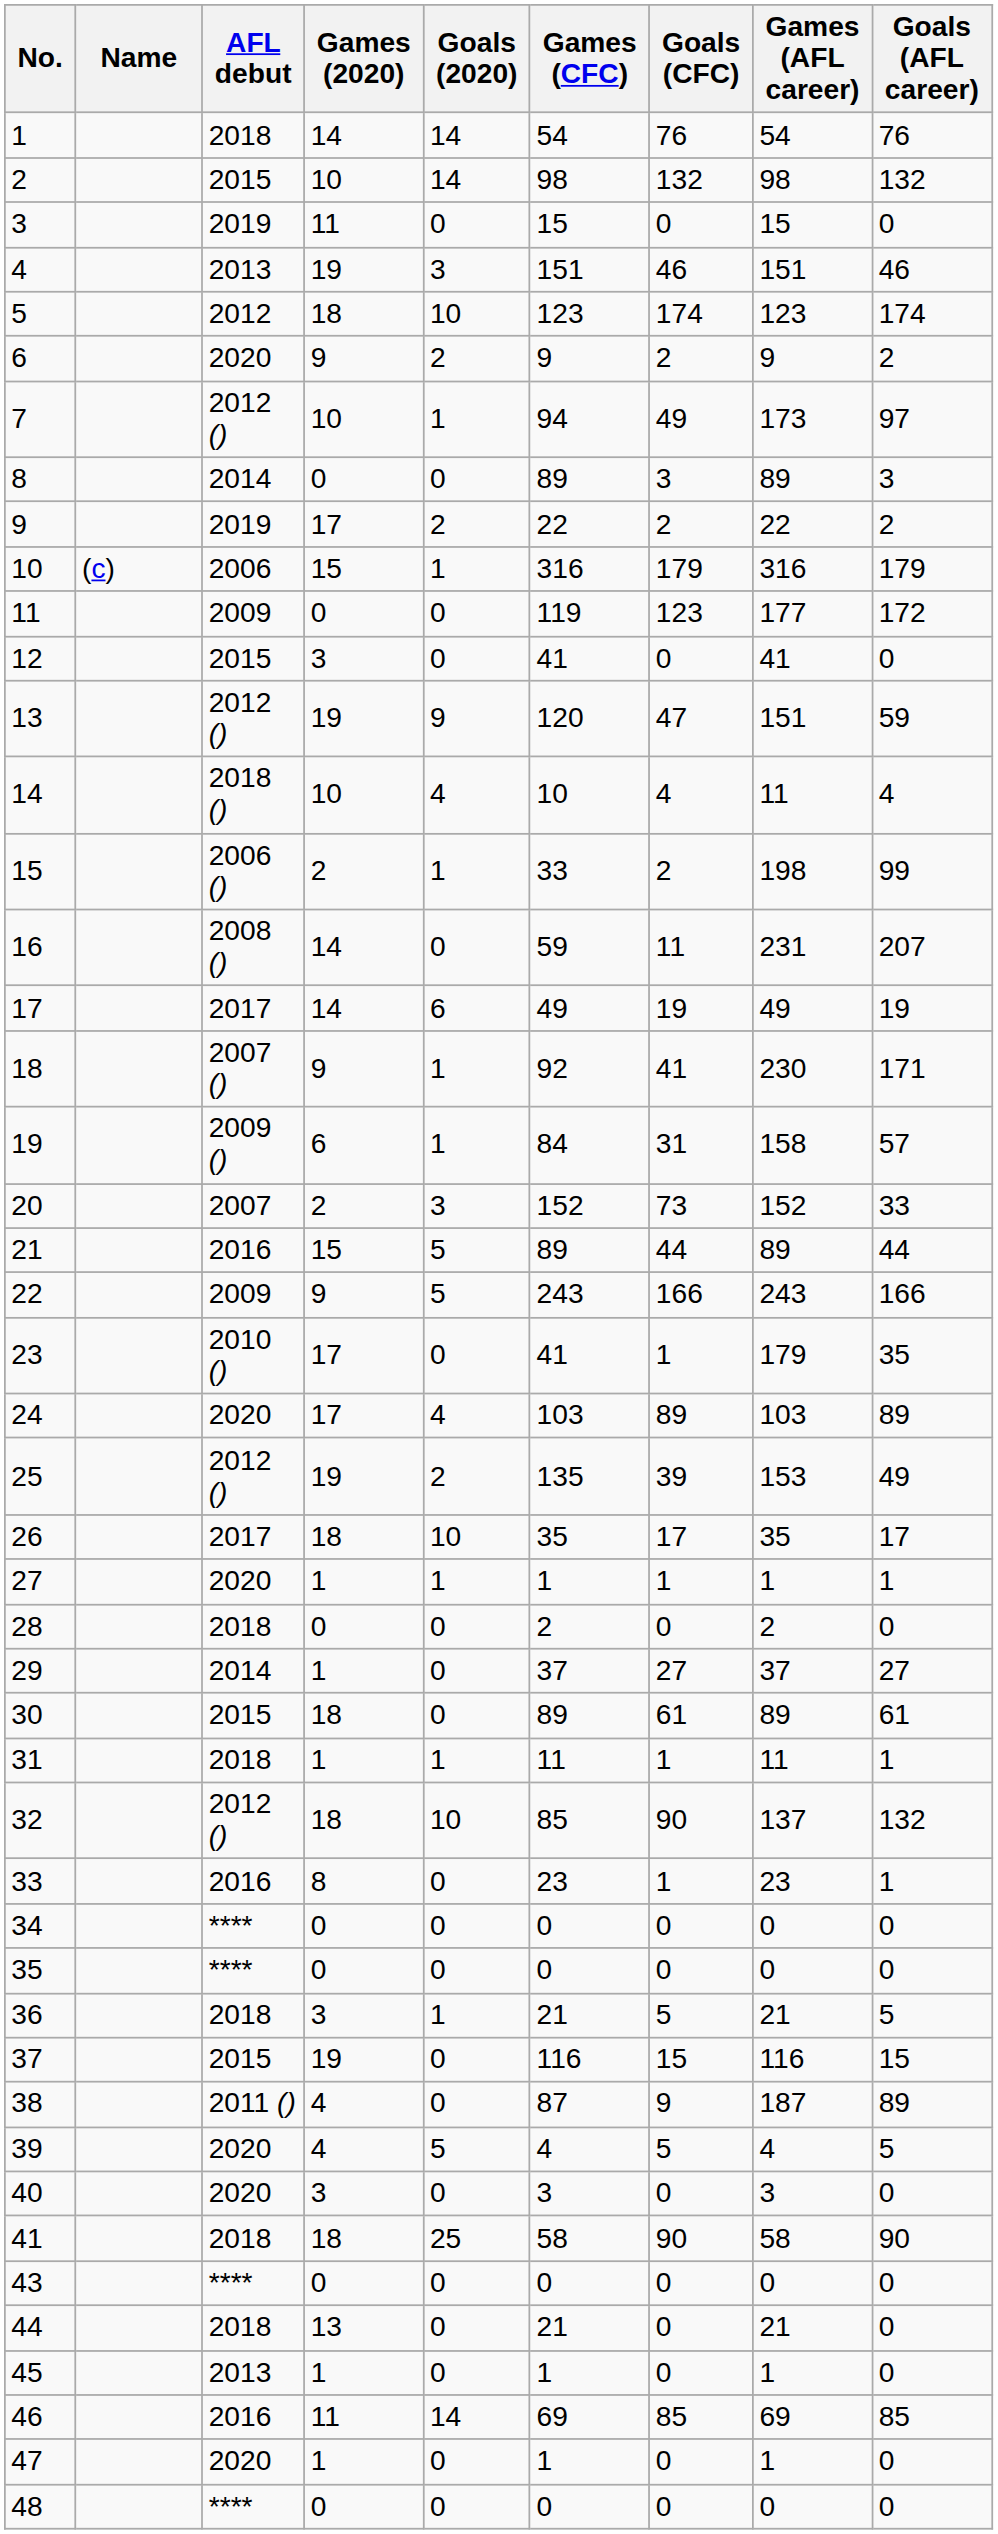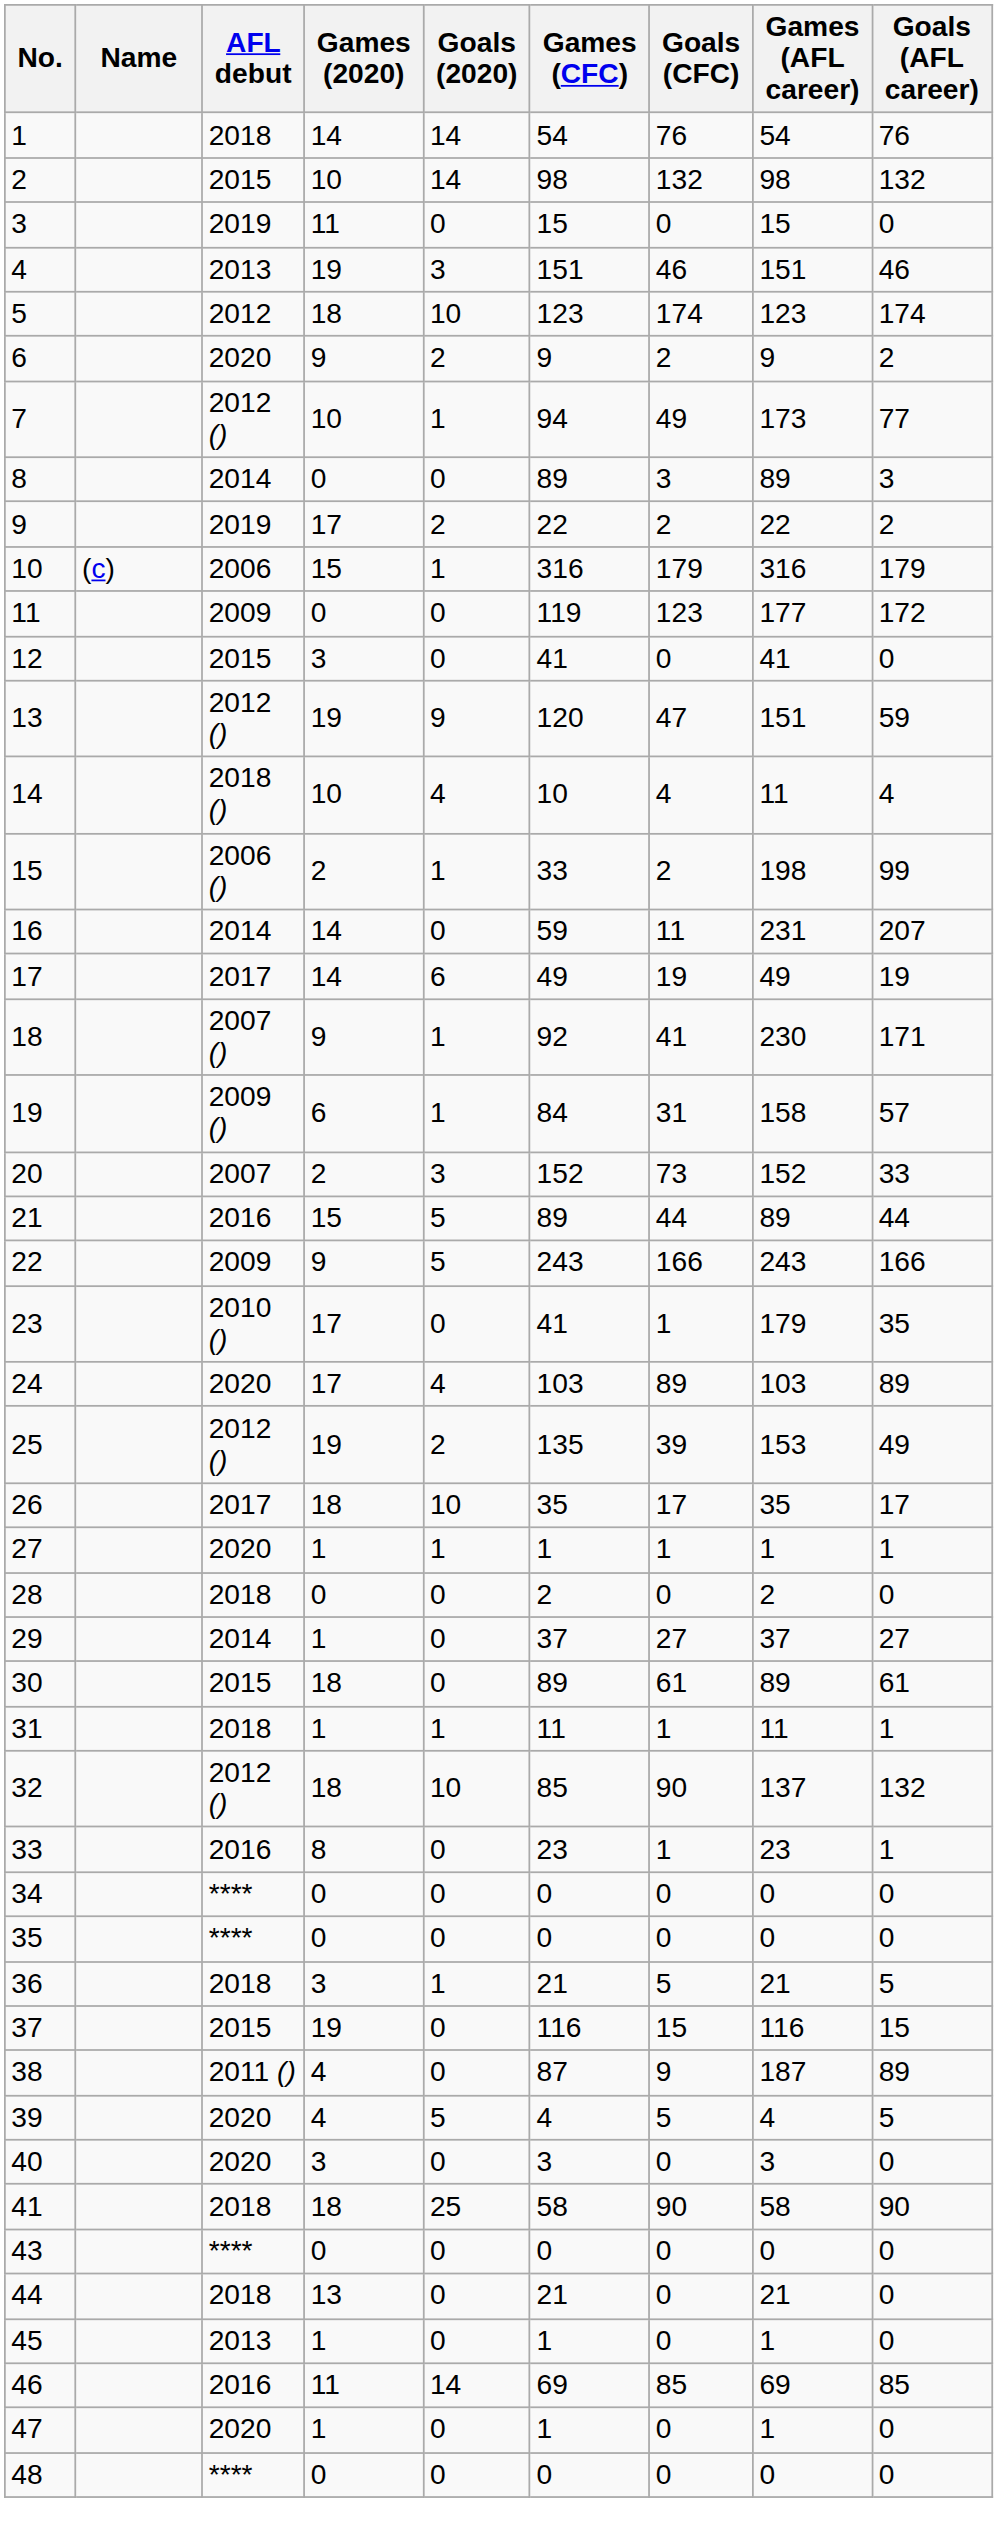(894, 418) 97 -> (894, 418) 77
(240, 947) 2008 () -> (240, 931) 2014
